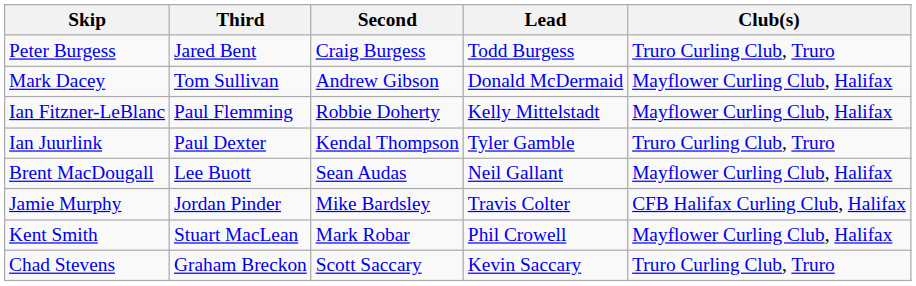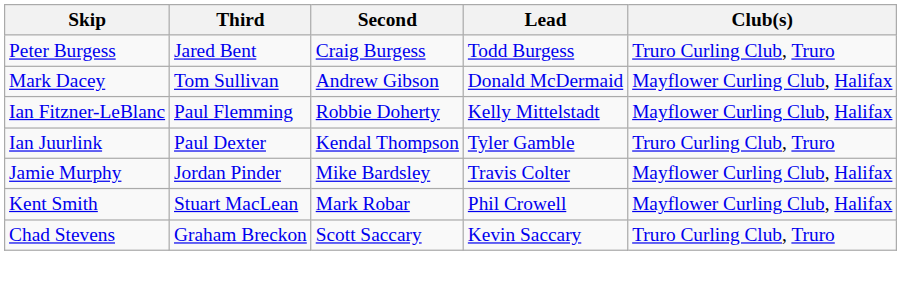- row: (81, 173)
(769, 204) CFB Halifax Curling Club, Halifax -> (762, 173) Mayflower Curling Club, Halifax
